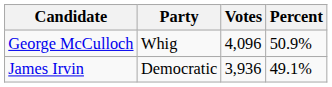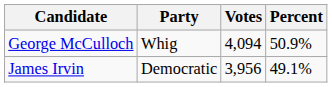(243, 43) 4,096 -> (243, 43) 4,094
(243, 69) 3,936 -> (243, 69) 3,956
